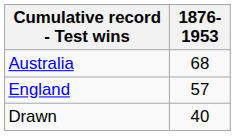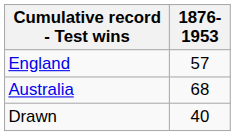rows swapped: (39, 90) <-> (41, 63)
